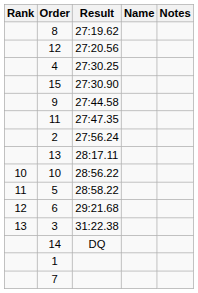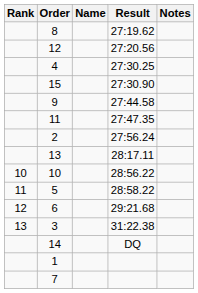columns swapped: (139, 13) <-> (97, 13)
